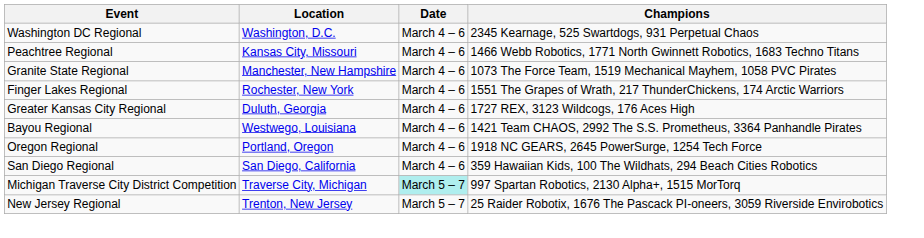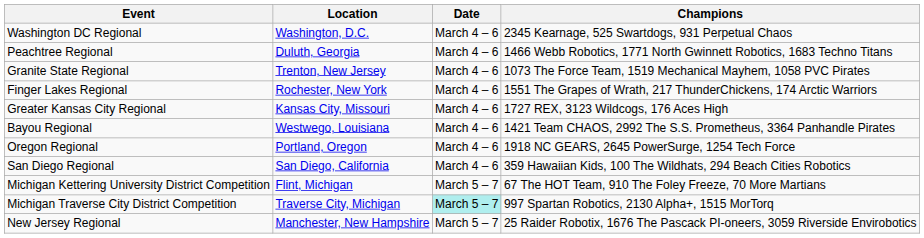(299, 52) Kansas City, Missouri -> (317, 52) Duluth, Georgia
(319, 71) Manchester, New Hampshire -> (331, 71) Trenton, New Jersey
(284, 109) Duluth, Georgia -> (333, 109) Kansas City, Missouri
+ row: (139, 185)
(297, 204) Trenton, New Jersey -> (352, 223) Manchester, New Hampshire
